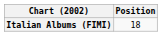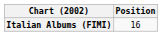(135, 25) 18 -> (135, 25) 16
